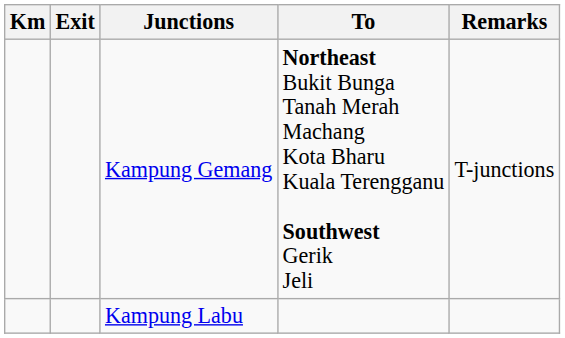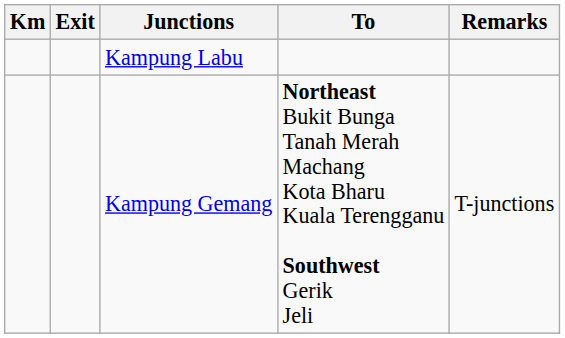rows swapped: (189, 168) <-> (174, 315)
